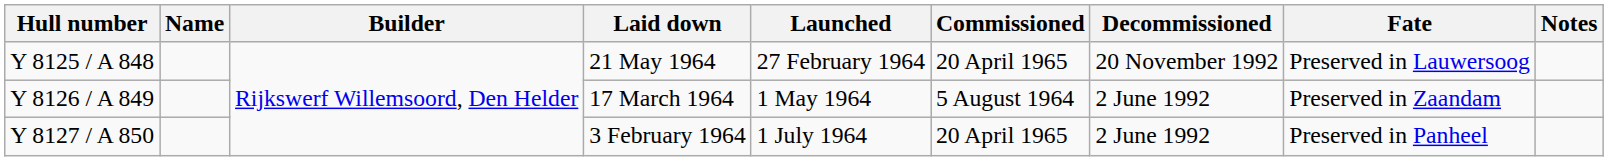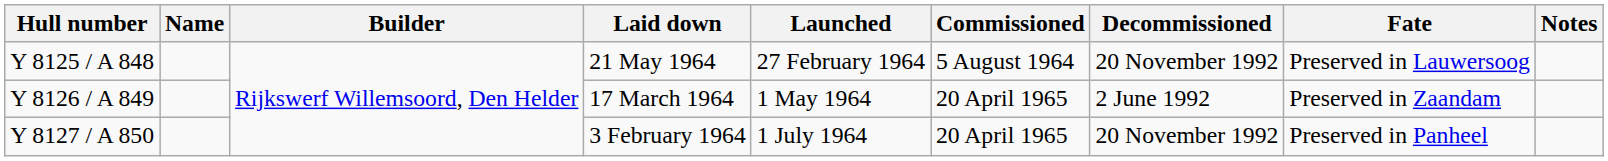(1002, 60) 20 April 1965 -> (1005, 60) 5 August 1964
(1005, 98) 5 August 1964 -> (1002, 98) 20 April 1965
(1153, 135) 2 June 1992 -> (1187, 135) 20 November 1992
